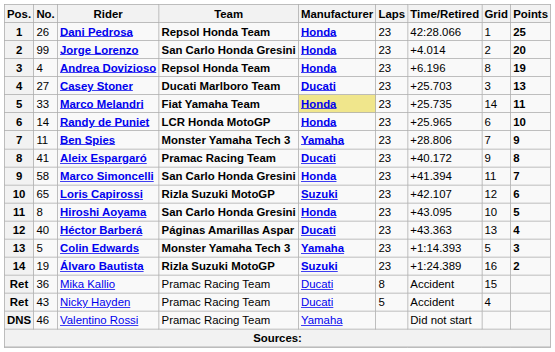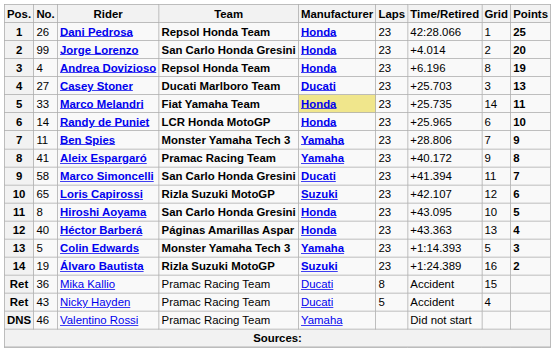(318, 158) Ducati -> (323, 158) Yamaha
(319, 176) Honda -> (318, 176) Ducati
(318, 230) Ducati -> (319, 230) Honda
